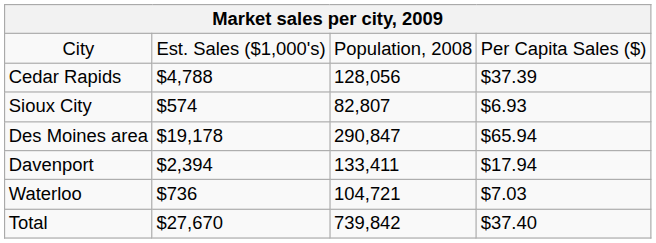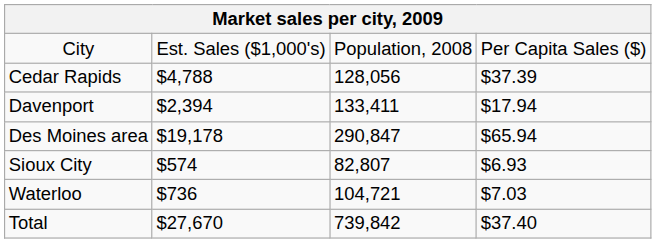rows swapped: (51, 164) <-> (50, 106)
